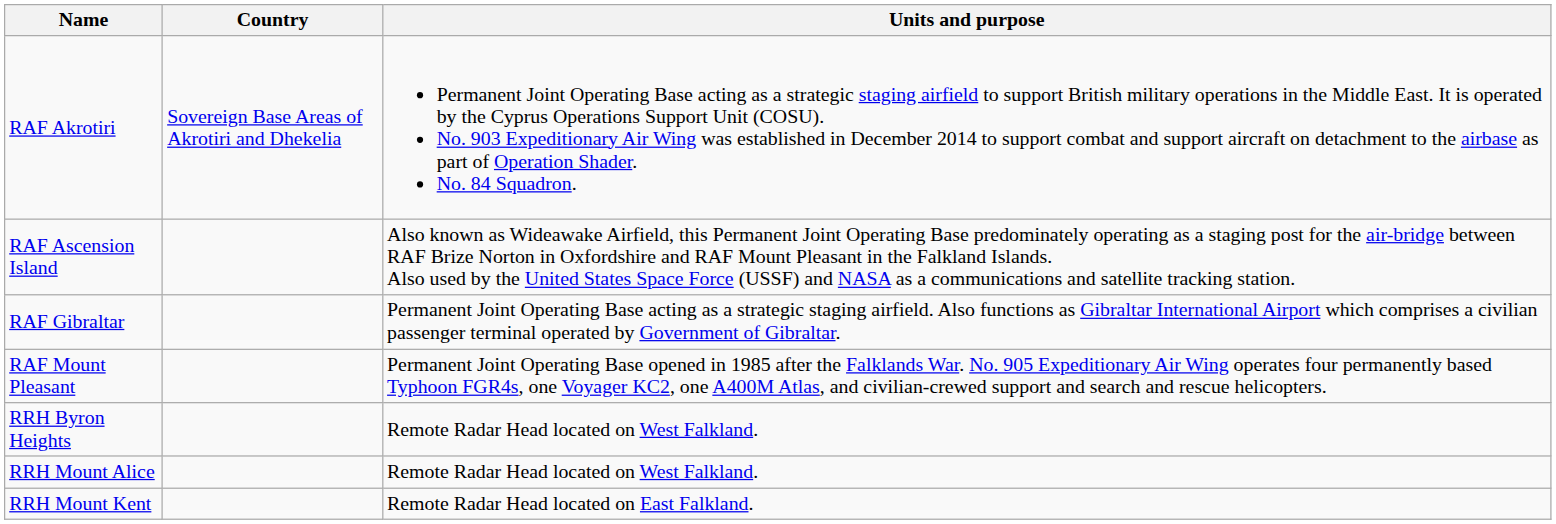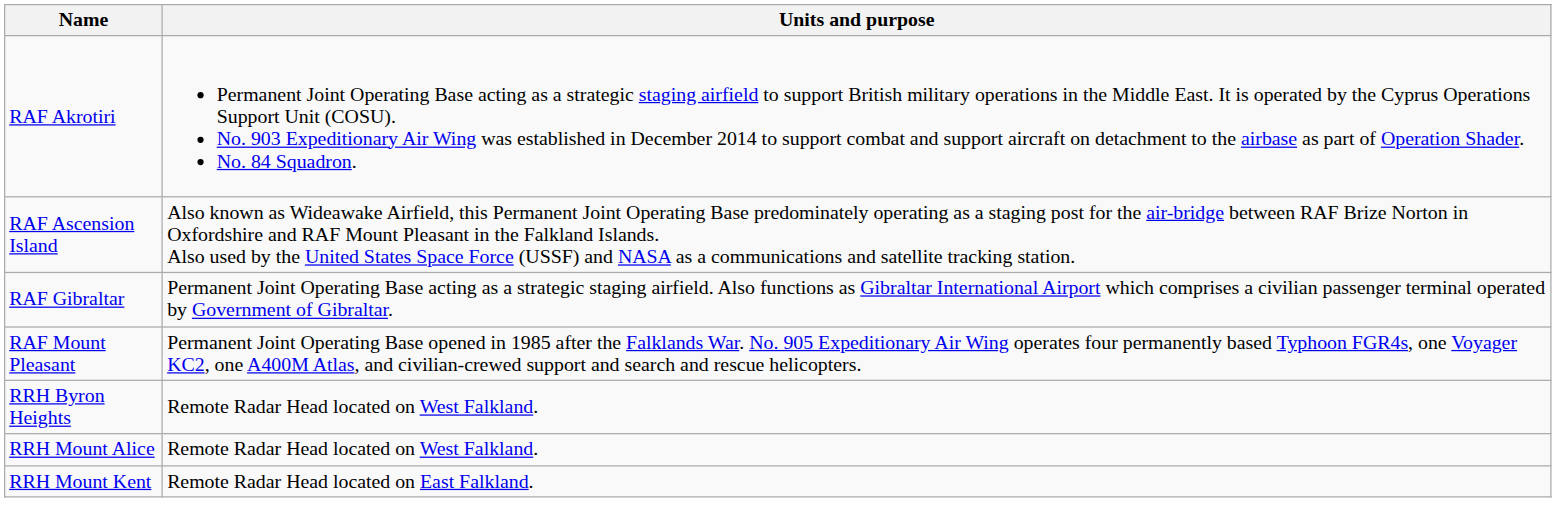- column: (273, 20)
